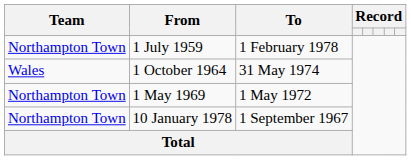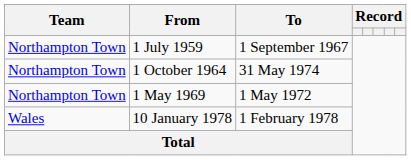(289, 47) 1 February 1978 -> (294, 47) 1 September 1967
(26, 71) Wales -> (67, 71) Northampton Town
(67, 118) Northampton Town -> (26, 118) Wales
(294, 118) 1 September 1967 -> (289, 118) 1 February 1978
